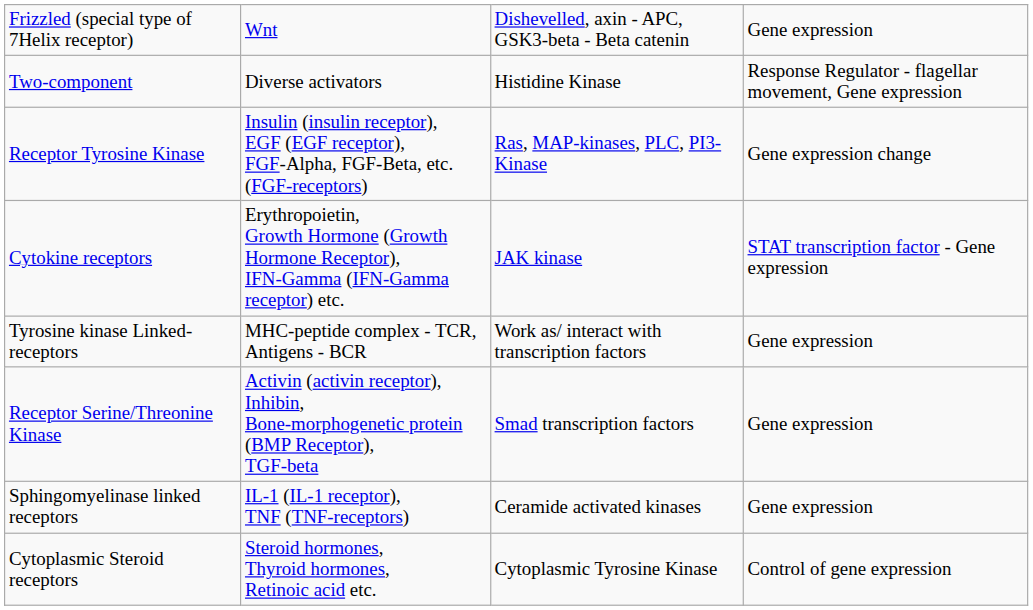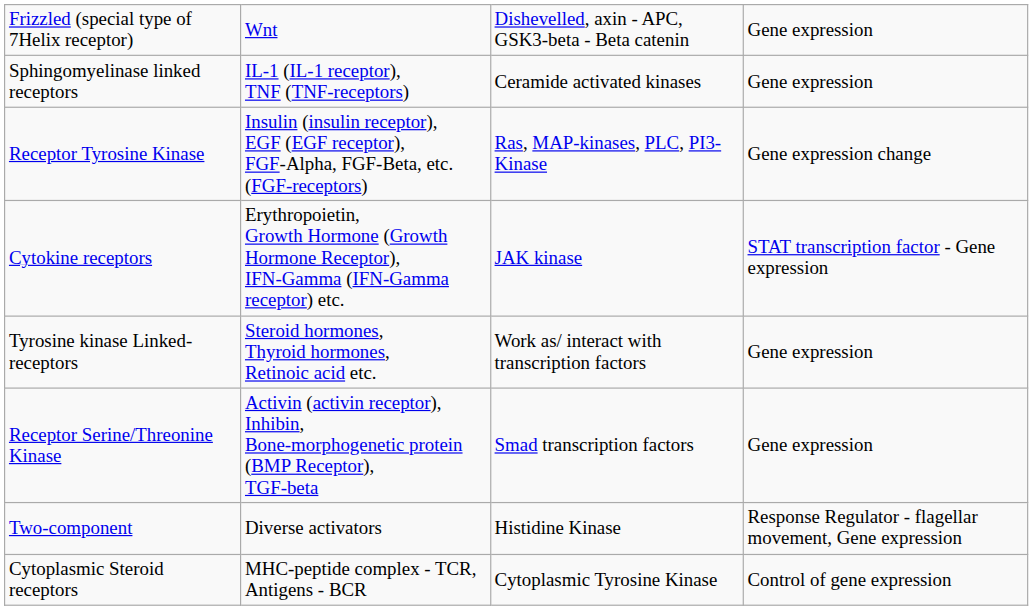rows swapped: (71, 81) <-> (105, 507)
(361, 341) MHC-peptide complex - TCR, Antigens - BCR -> (317, 351) Steroid hormones, Thyroid hormones, Retinoic acid etc.
(317, 568) Steroid hormones, Thyroid hormones, Retinoic acid etc. -> (361, 579) MHC-peptide complex - TCR, Antigens - BCR
